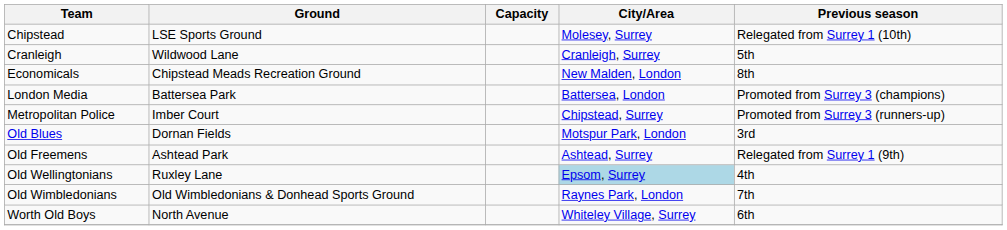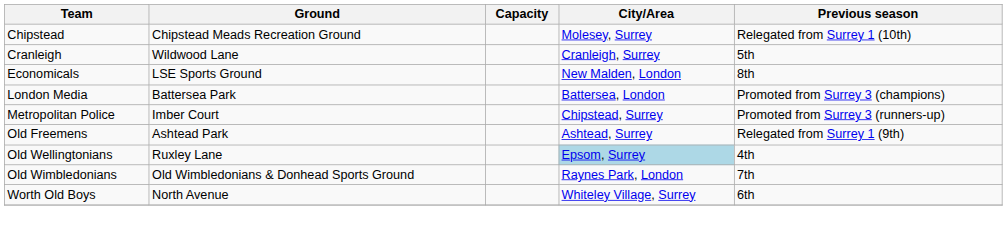(207, 34) LSE Sports Ground -> (256, 34) Chipstead Meads Recreation Ground
(256, 74) Chipstead Meads Recreation Ground -> (207, 74) LSE Sports Ground
- row: (35, 134)
